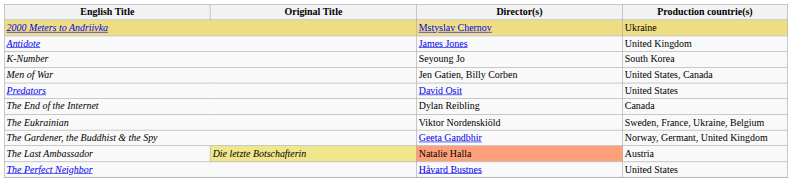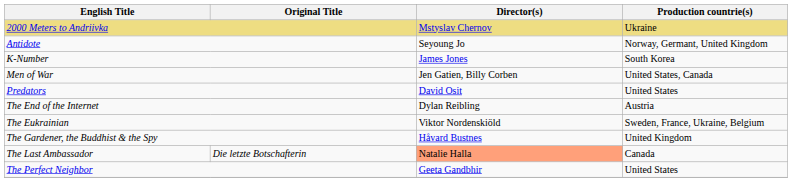(443, 43) James Jones -> (442, 43) Seyoung Jo
(658, 43) United Kingdom -> (696, 43) Norway, Germant, United Kingdom
(442, 59) Seyoung Jo -> (443, 59) James Jones
(640, 106) Canada -> (639, 106) Austria
(450, 138) Geeta Gandbhir -> (450, 138) Håvard Bustnes
(696, 138) Norway, Germant, United Kingdom -> (658, 138) United Kingdom
(259, 153) khaki background -> (259, 153) no background
(639, 153) Austria -> (640, 153) Canada
(450, 169) Håvard Bustnes -> (450, 169) Geeta Gandbhir
